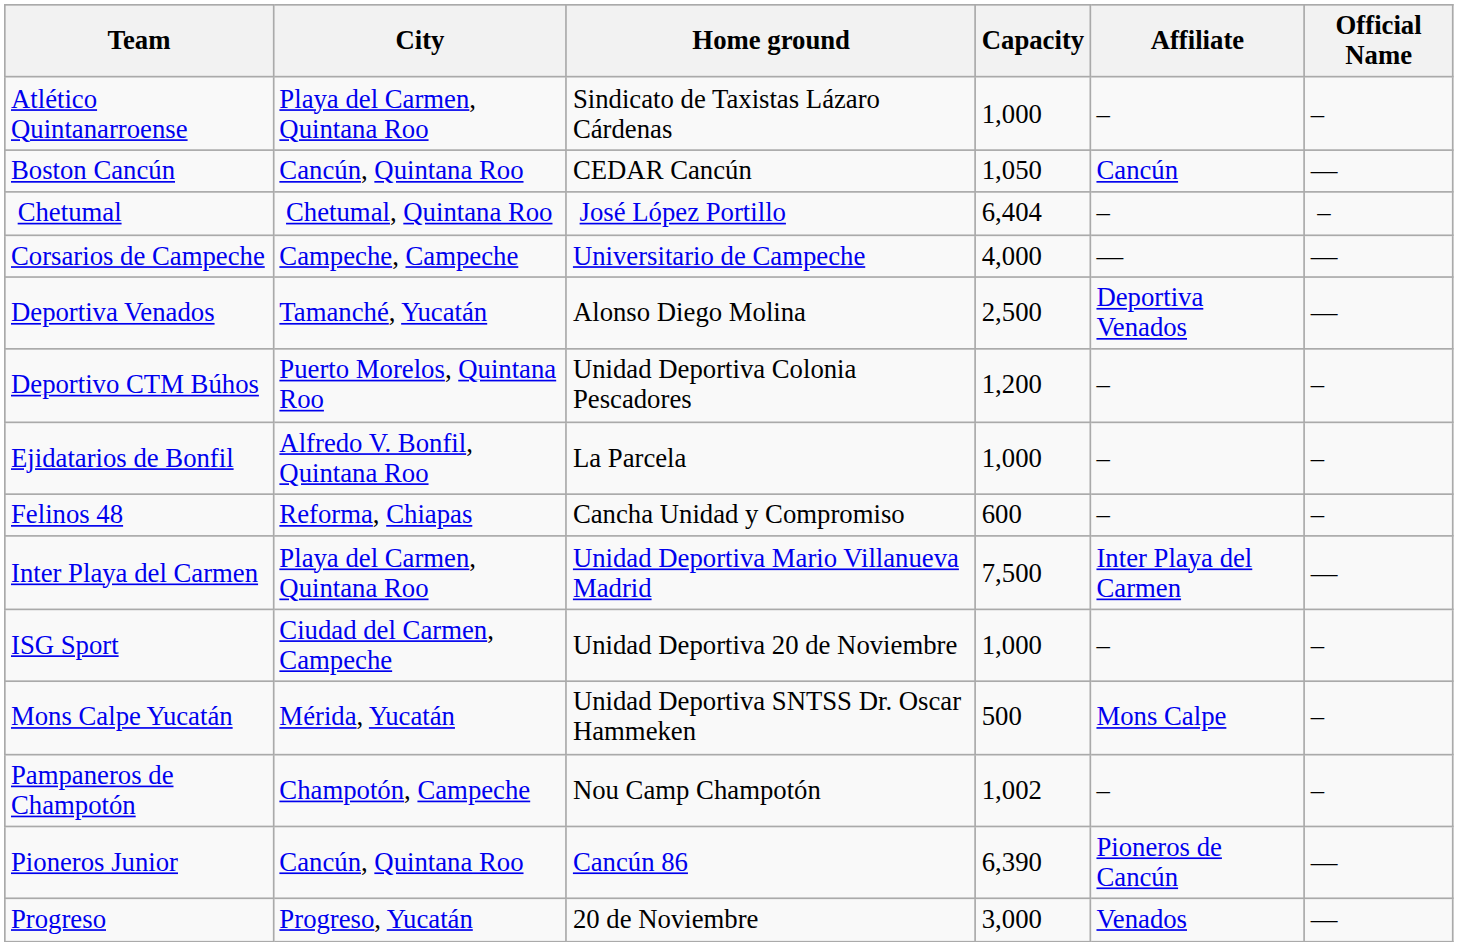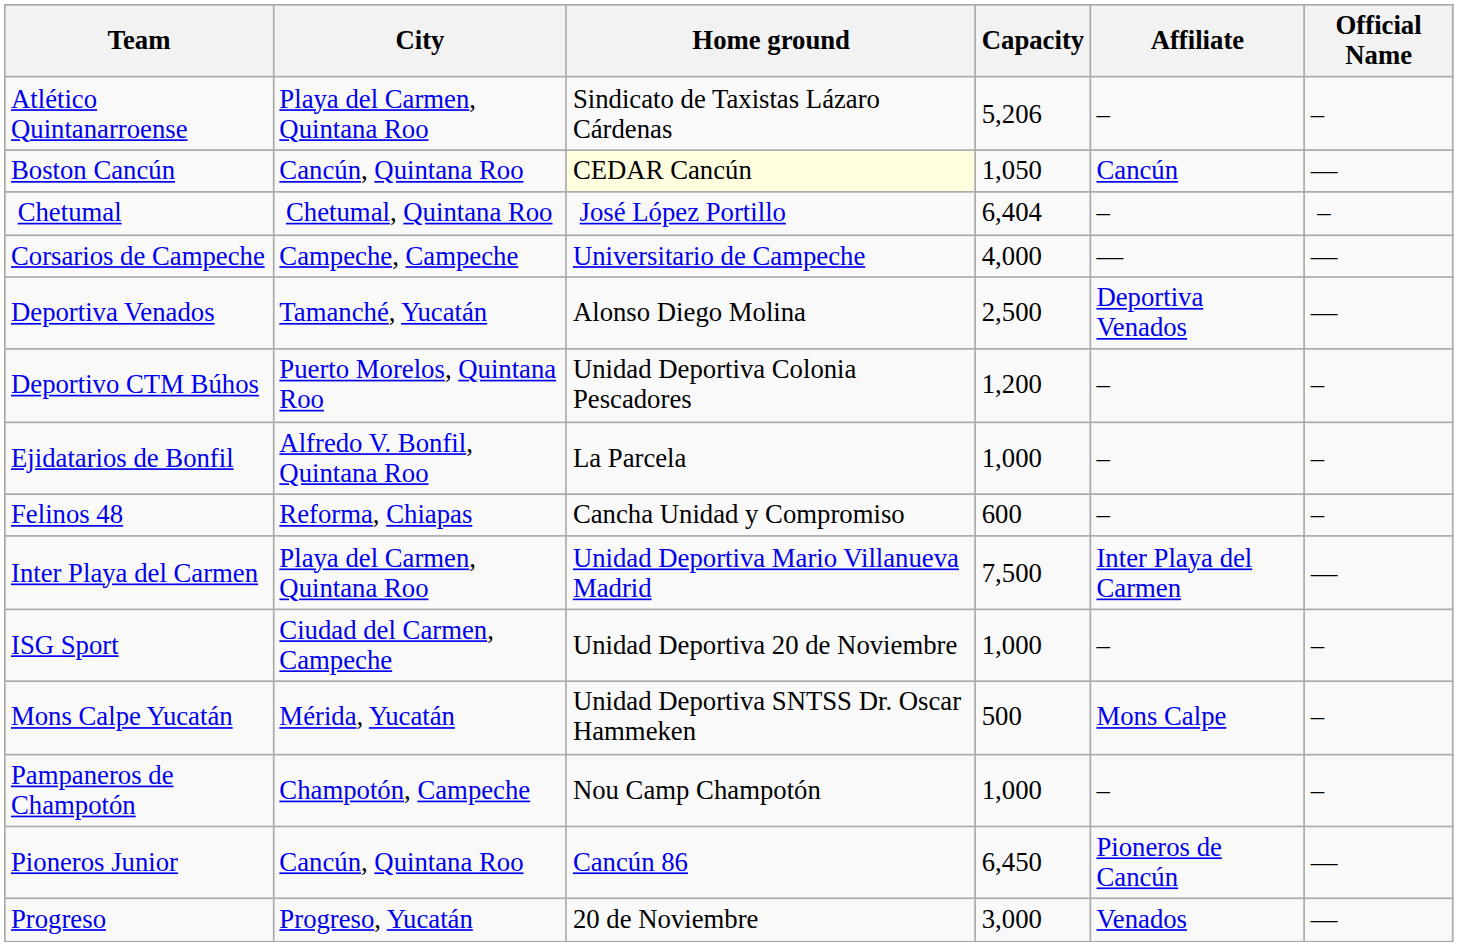(1012, 113) 1,000 -> (1012, 113) 5,206
(662, 170) no background -> (662, 170) lightyellow background
(1012, 789) 1,002 -> (1012, 789) 1,000
(1012, 862) 6,390 -> (1012, 862) 6,450
